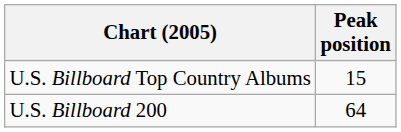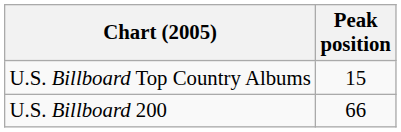(356, 110) 64 -> (356, 110) 66
